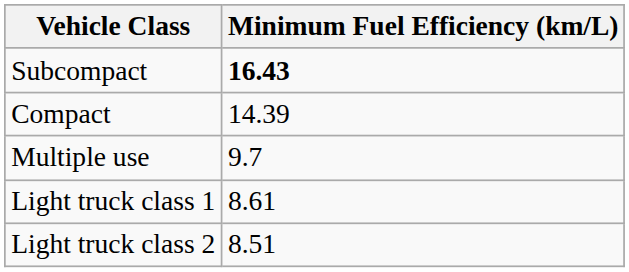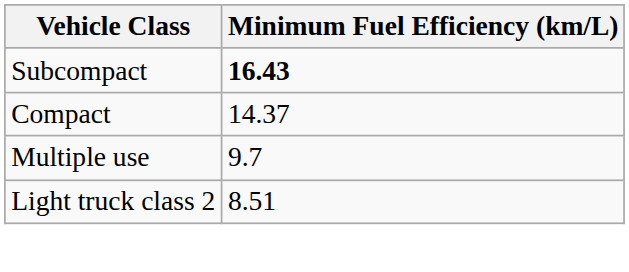(259, 113) 14.39 -> (259, 113) 14.37
- row: (113, 200)
